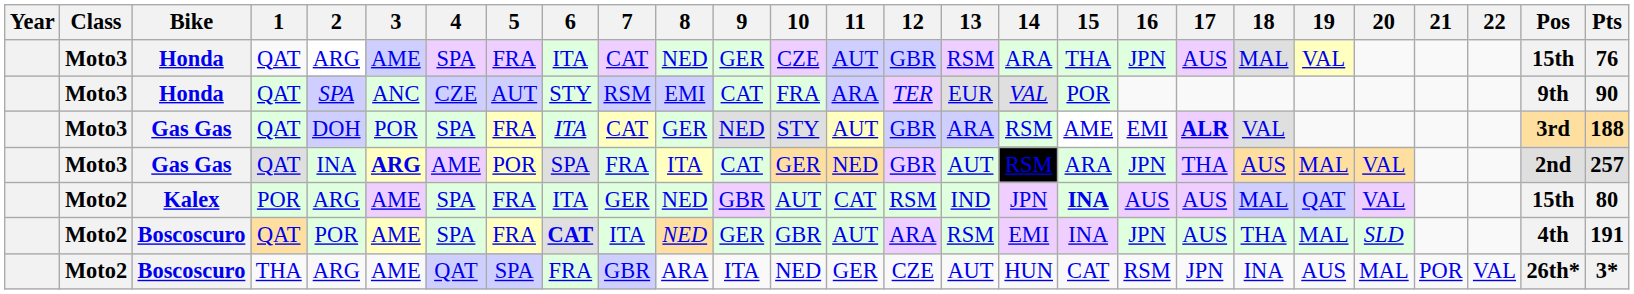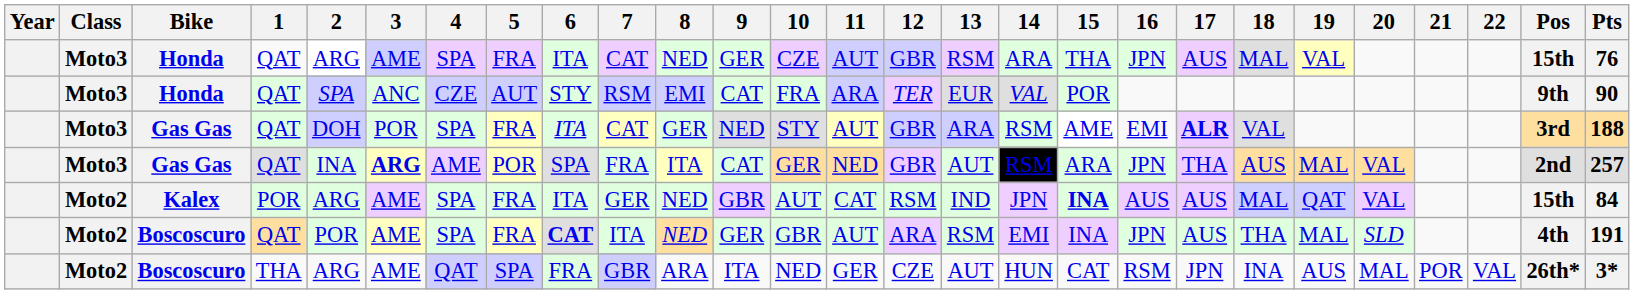(1607, 199) 80 -> (1607, 199) 84
